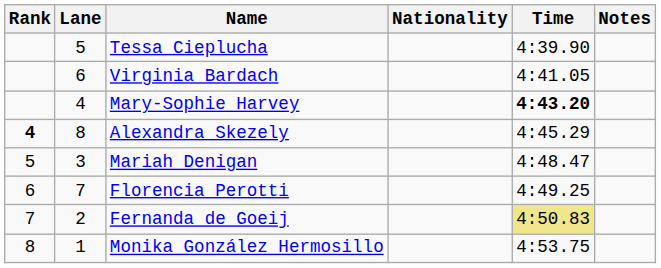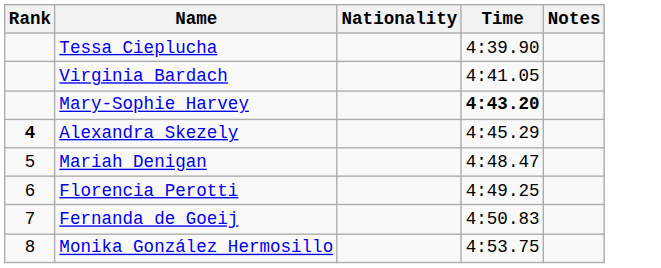- column: (80, 19)
(553, 219) khaki background -> (503, 219) no background
